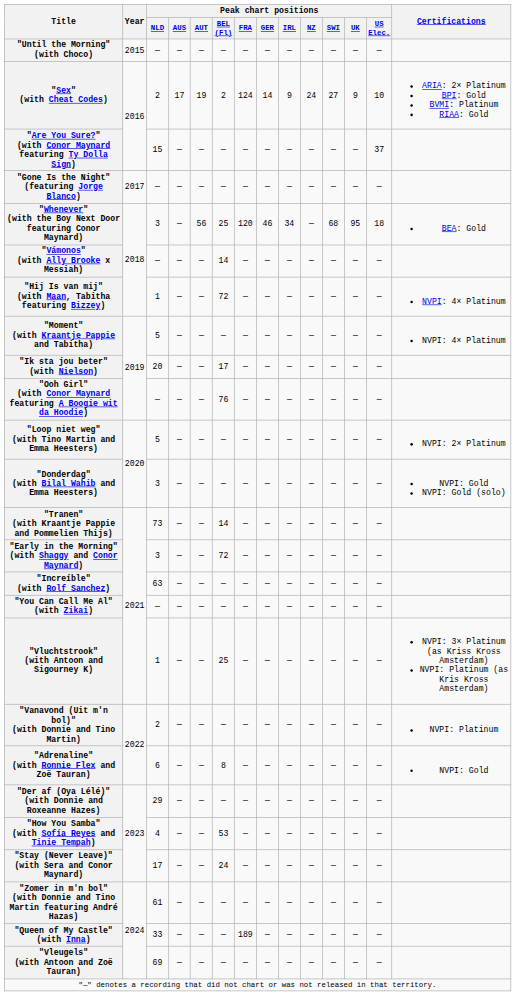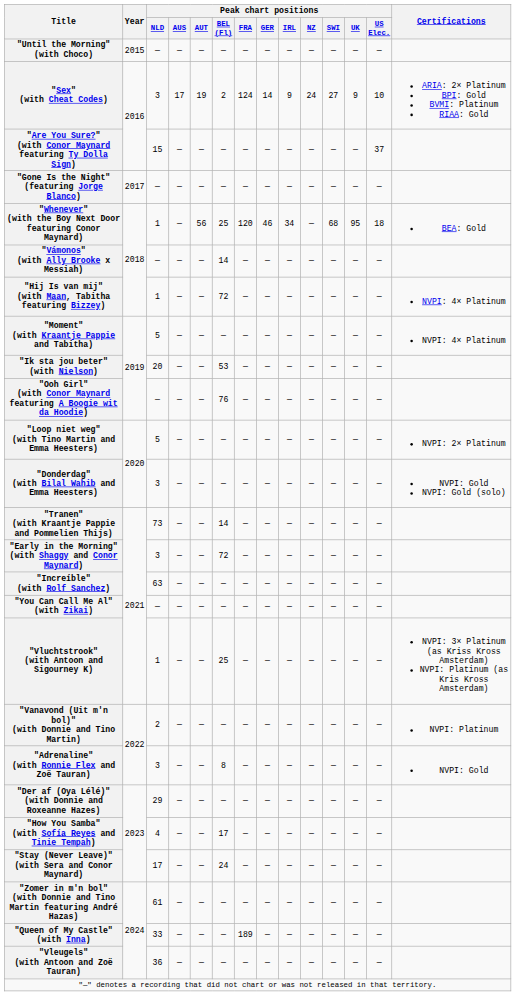(157, 95) 2 -> (157, 95) 3
(157, 224) 3 -> (157, 224) 1
(223, 367) 17 -> (223, 367) 53
(157, 766) 6 -> (157, 766) 3
(223, 834) 53 -> (223, 834) 17
(157, 963) 69 -> (157, 963) 36
